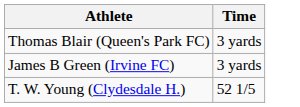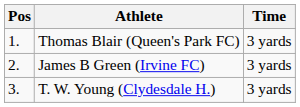+ column: (20, 16)
(236, 89) 52 1/5 -> (269, 89) 3 yards
